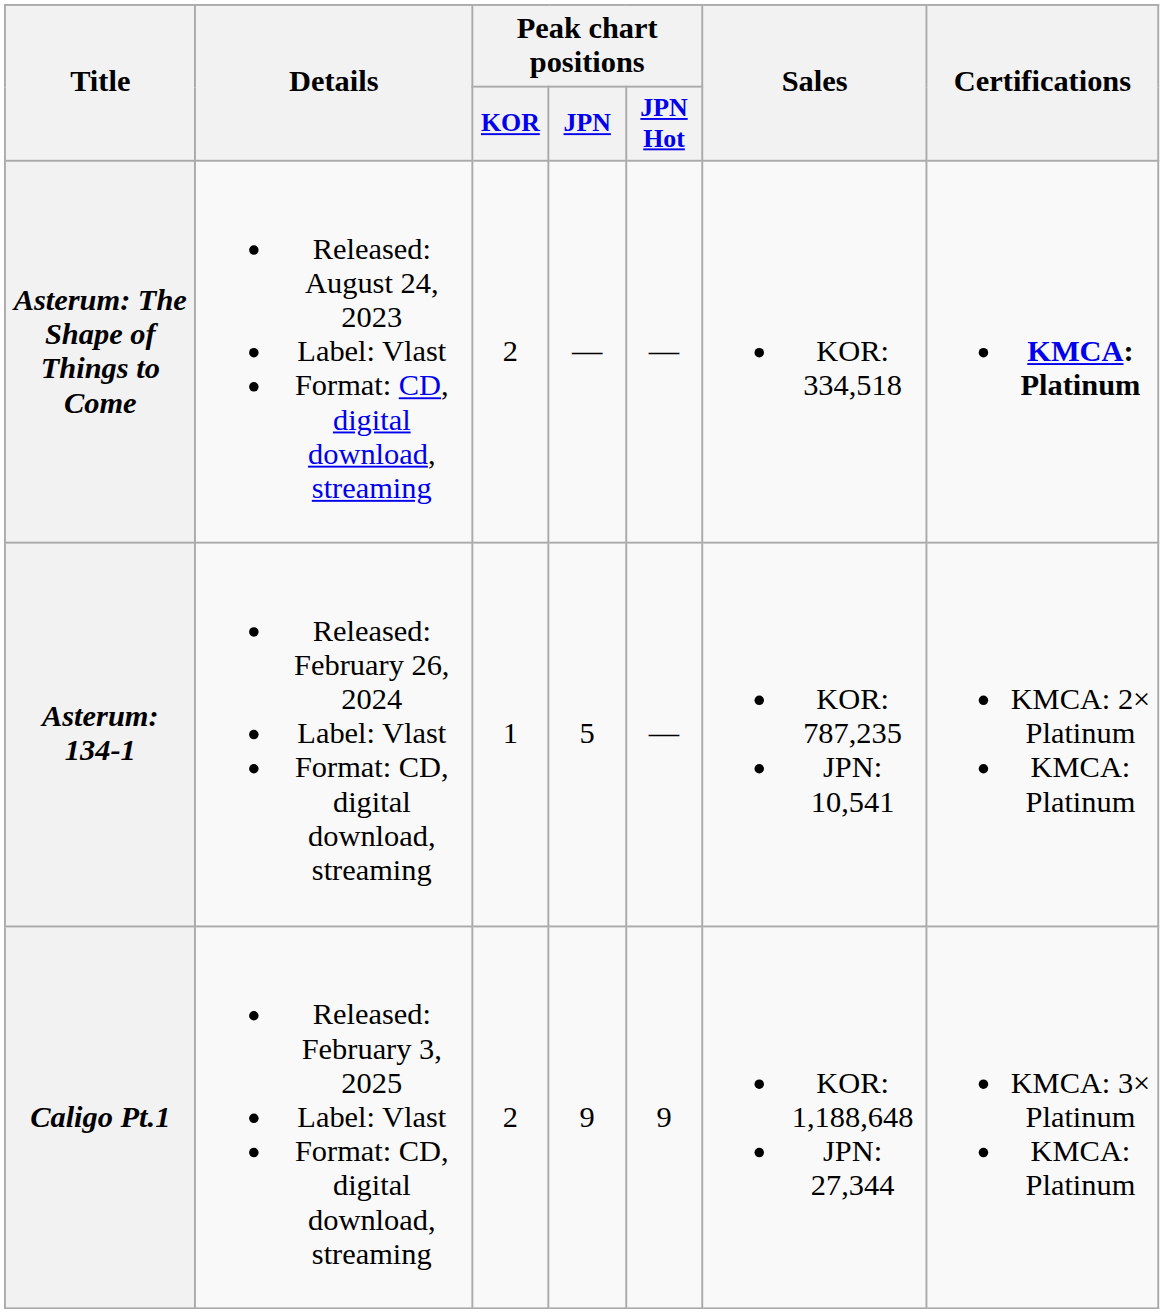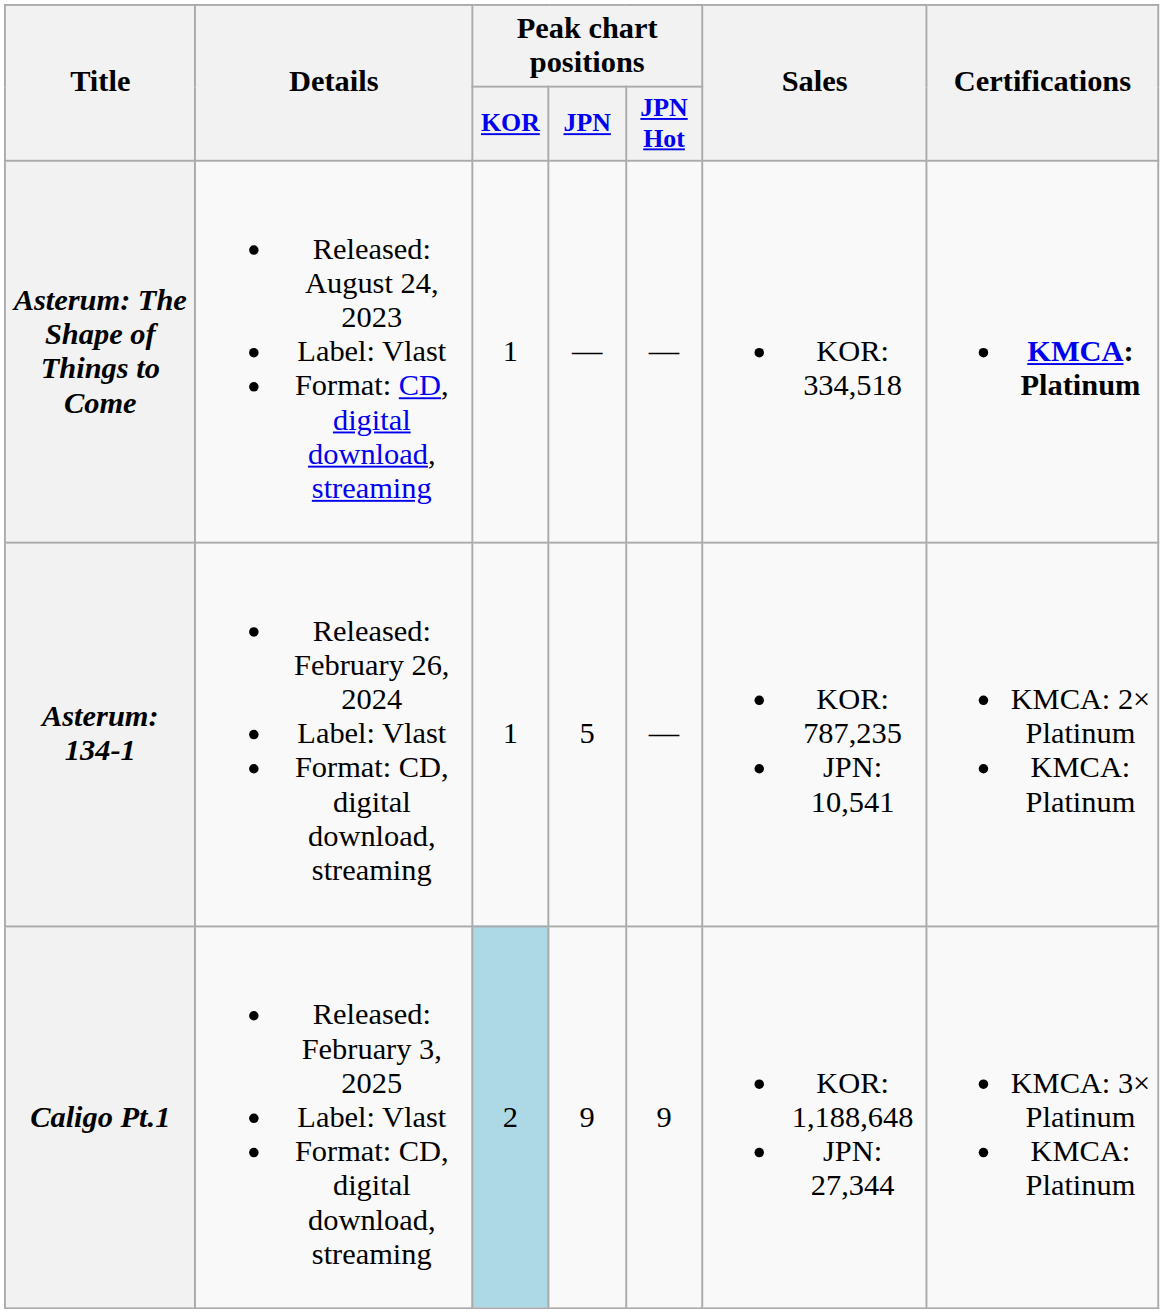(510, 351) 2 -> (510, 351) 1
(510, 1116) no background -> (510, 1116) lightblue background
